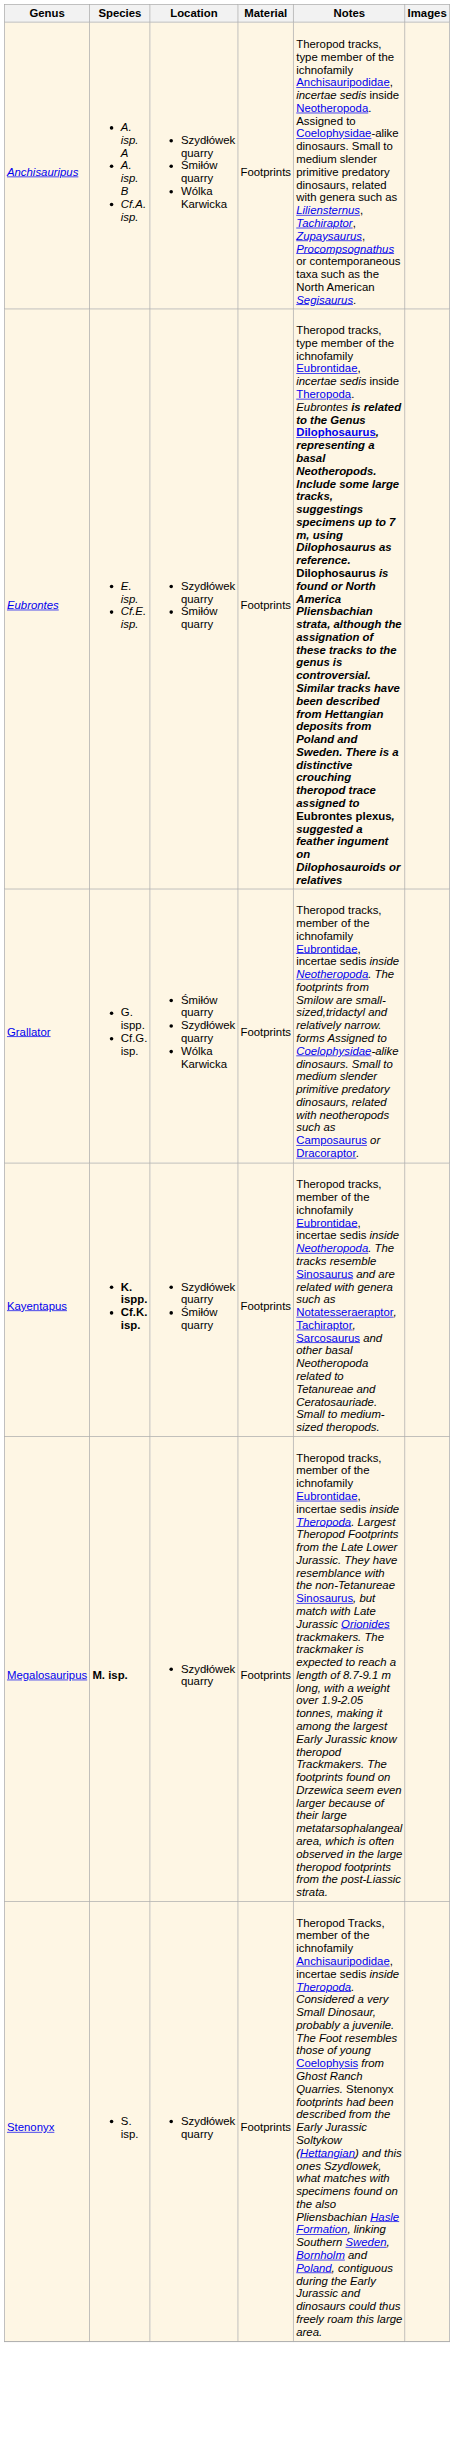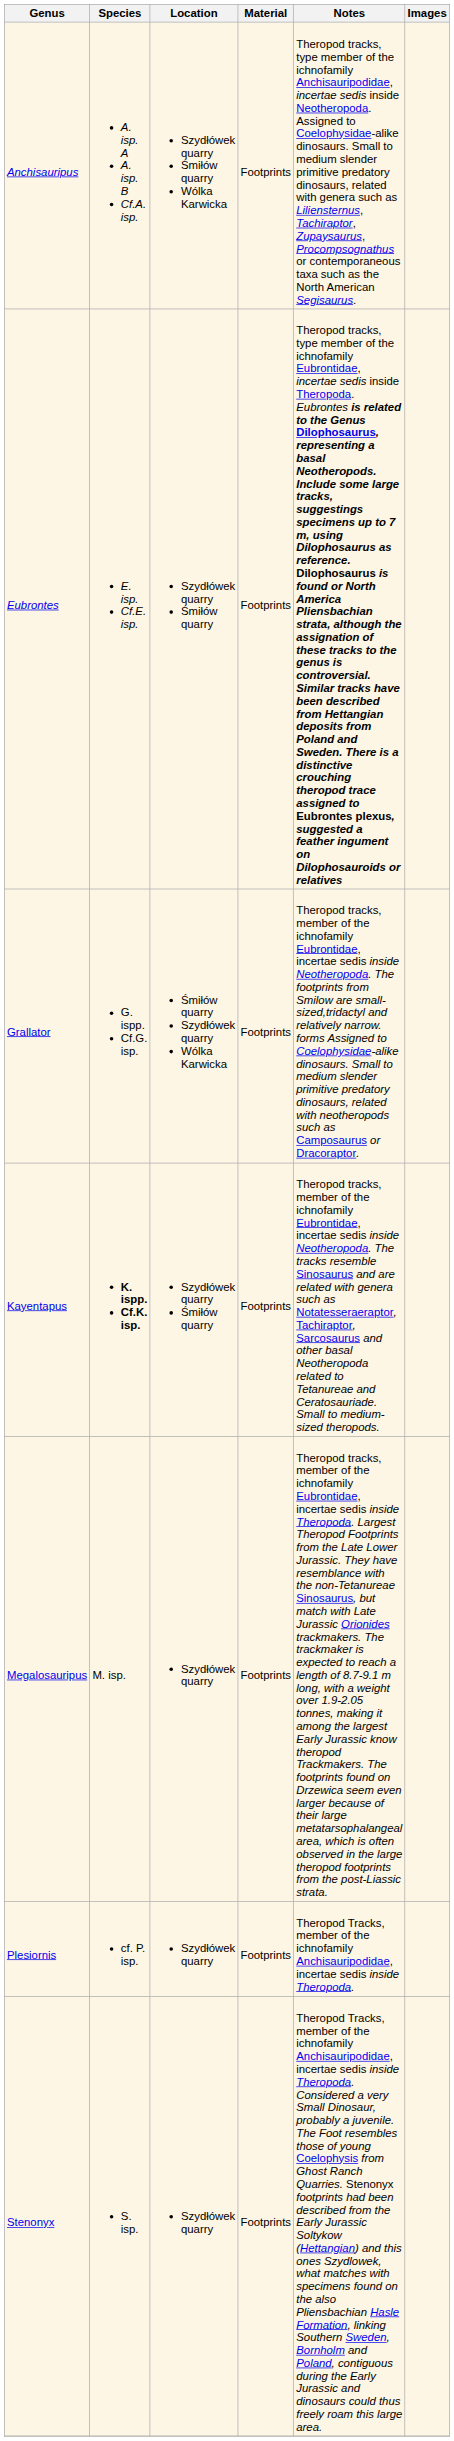(110, 1675) bold -> (109, 1675) normal
+ row: (32, 1955)
